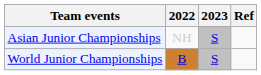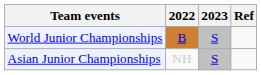rows swapped: (85, 59) <-> (84, 37)
